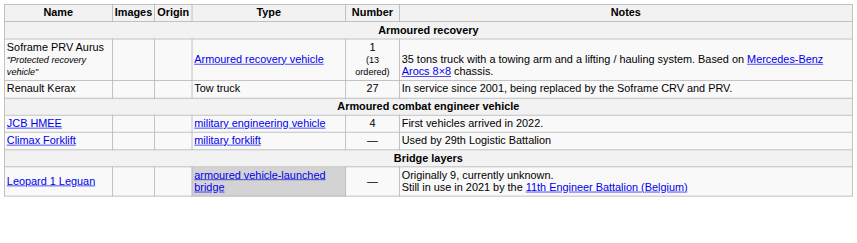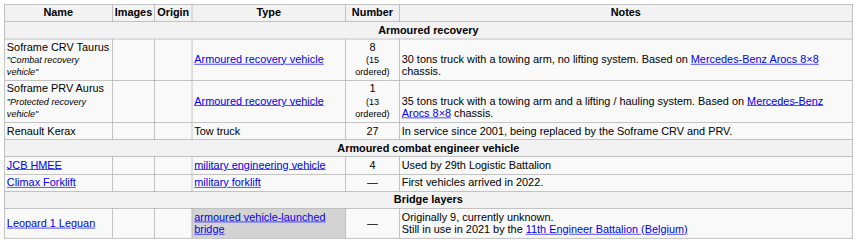+ row: (58, 59)
(472, 123) First vehicles arrived in 2022. -> (476, 165) Used by 29th Logistic Battalion
(476, 141) Used by 29th Logistic Battalion -> (472, 182) First vehicles arrived in 2022.
